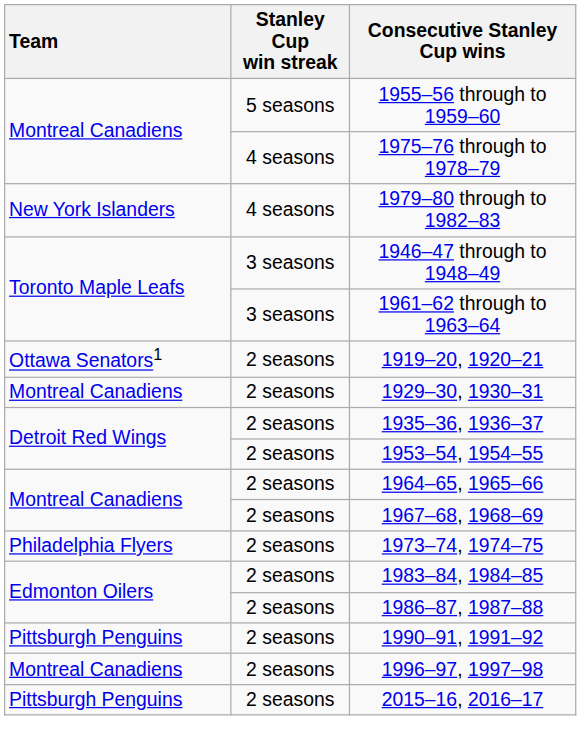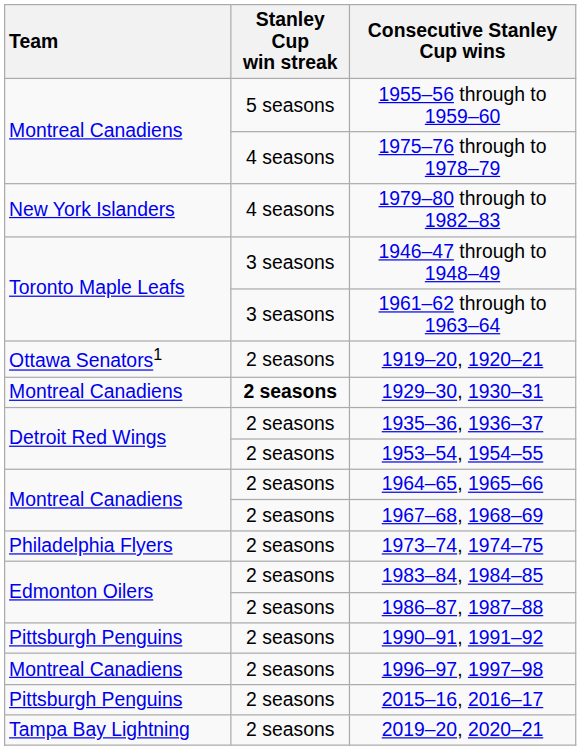(290, 392) normal -> (290, 392) bold
+ row: (463, 730)
